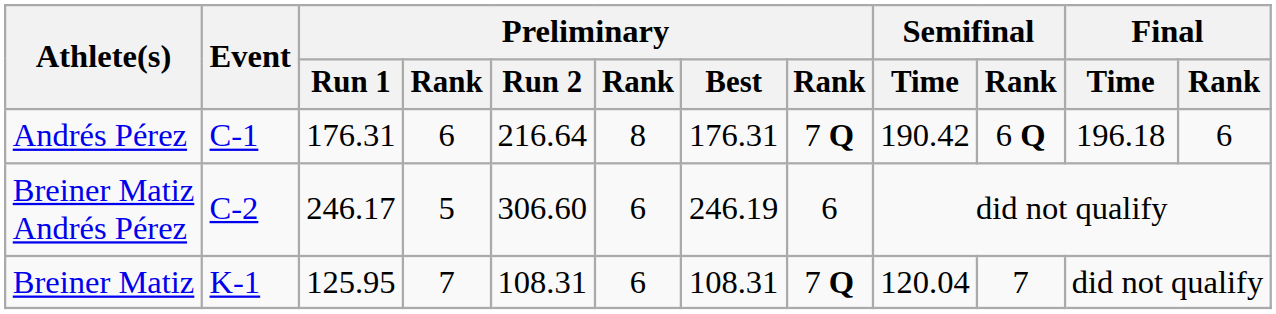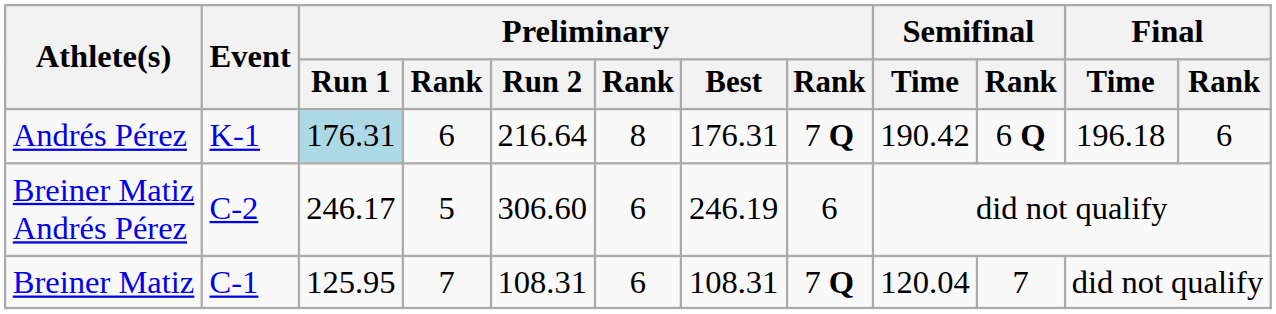(234, 136) C-1 -> (235, 136) K-1
(351, 136) no background -> (351, 136) lightblue background
(235, 281) K-1 -> (234, 281) C-1
